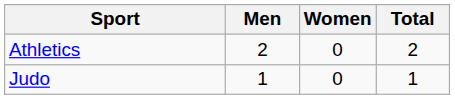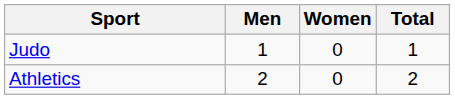rows swapped: (45, 49) <-> (29, 79)
